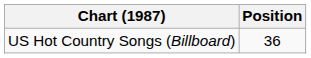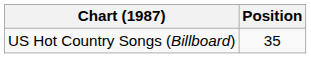(272, 40) 36 -> (272, 40) 35
